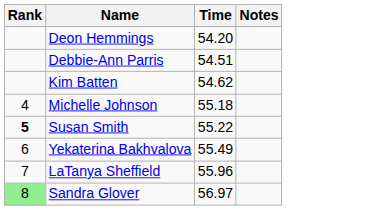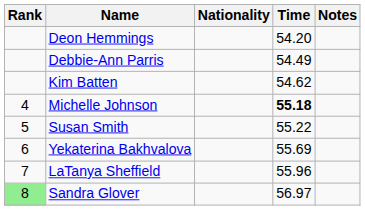+ column: (234, 15)
(215, 60) 54.51 -> (294, 60) 54.49
(215, 104) normal -> (294, 104) bold
(25, 127) bold -> (25, 127) normal
(215, 149) 55.49 -> (294, 149) 55.69
